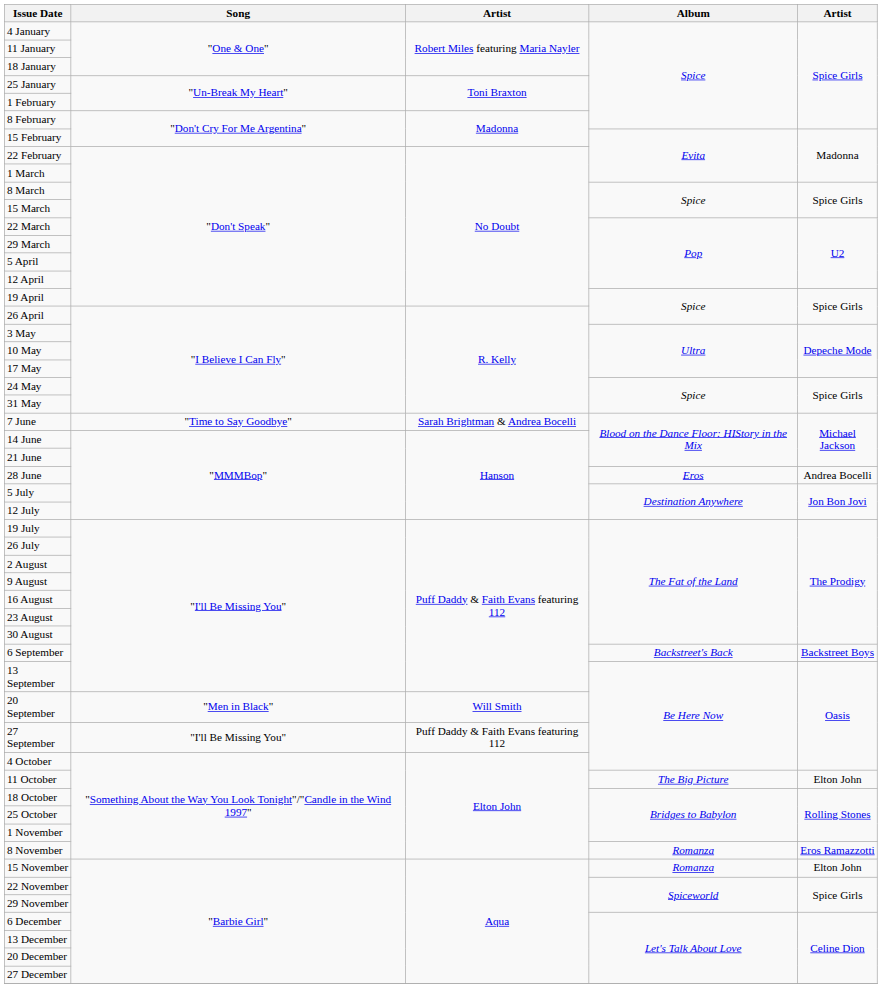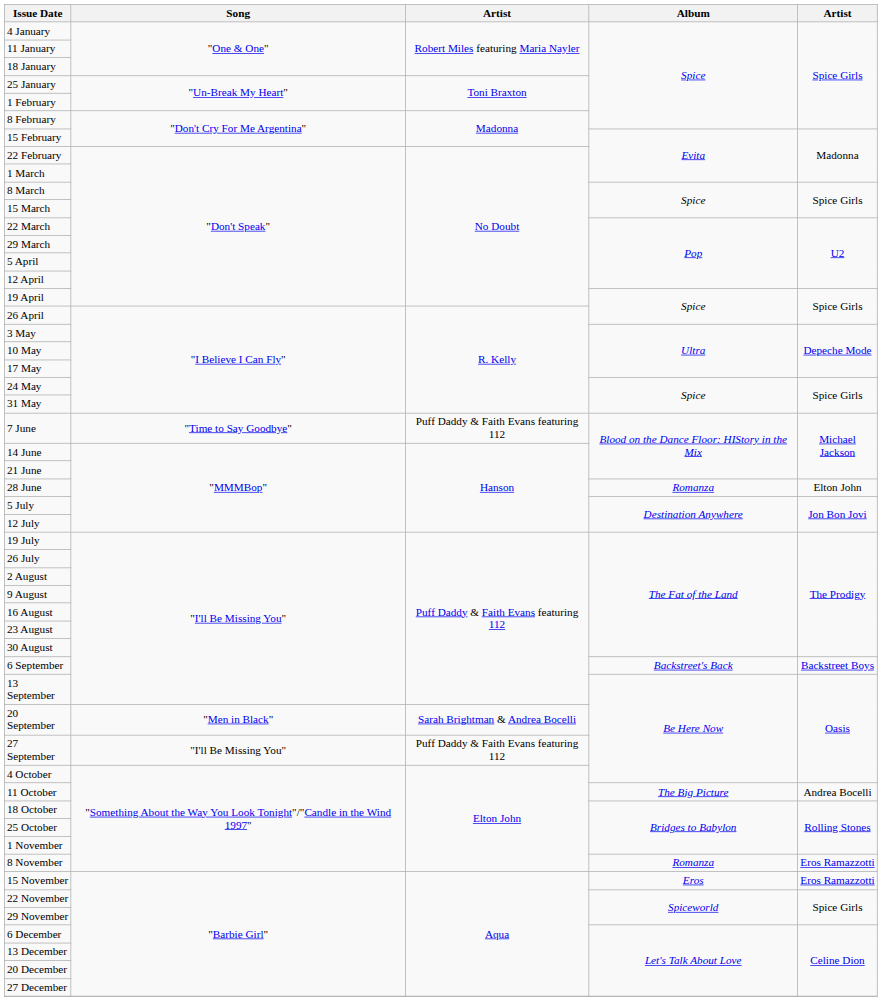(497, 421) Sarah Brightman & Andrea Bocelli -> (497, 428) Puff Daddy & Faith Evans featuring 112
(693, 475) Eros -> (693, 487) Romanza
(837, 475) Andrea Bocelli -> (837, 487) Elton John
(497, 707) Will Smith -> (497, 719) Sarah Brightman & Andrea Bocelli
(837, 779) Elton John -> (837, 792) Andrea Bocelli
(693, 868) Romanza -> (693, 880) Eros
(837, 868) Elton John -> (837, 880) Eros Ramazzotti
